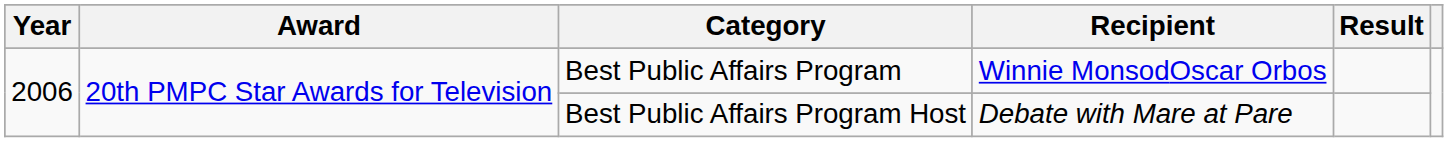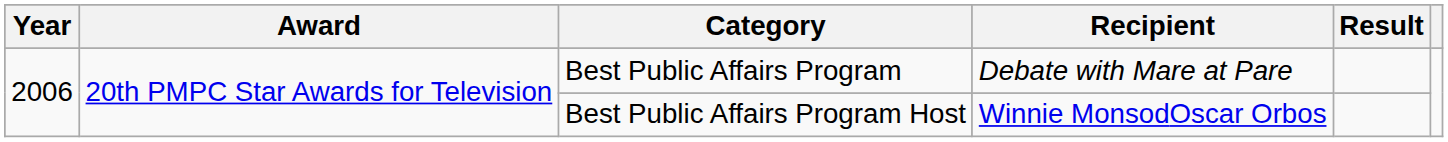(1153, 70) Winnie MonsodOscar Orbos -> (1136, 70) Debate with Mare at Pare
(1136, 114) Debate with Mare at Pare -> (1153, 114) Winnie MonsodOscar Orbos
